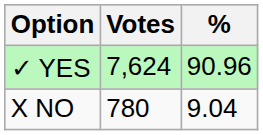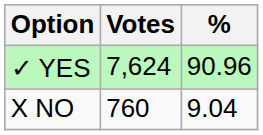(128, 108) 780 -> (128, 108) 760
